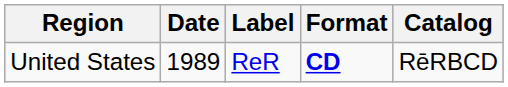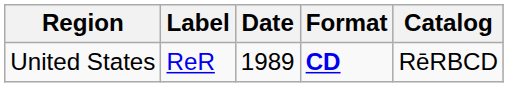columns swapped: (193, 23) <-> (263, 23)
